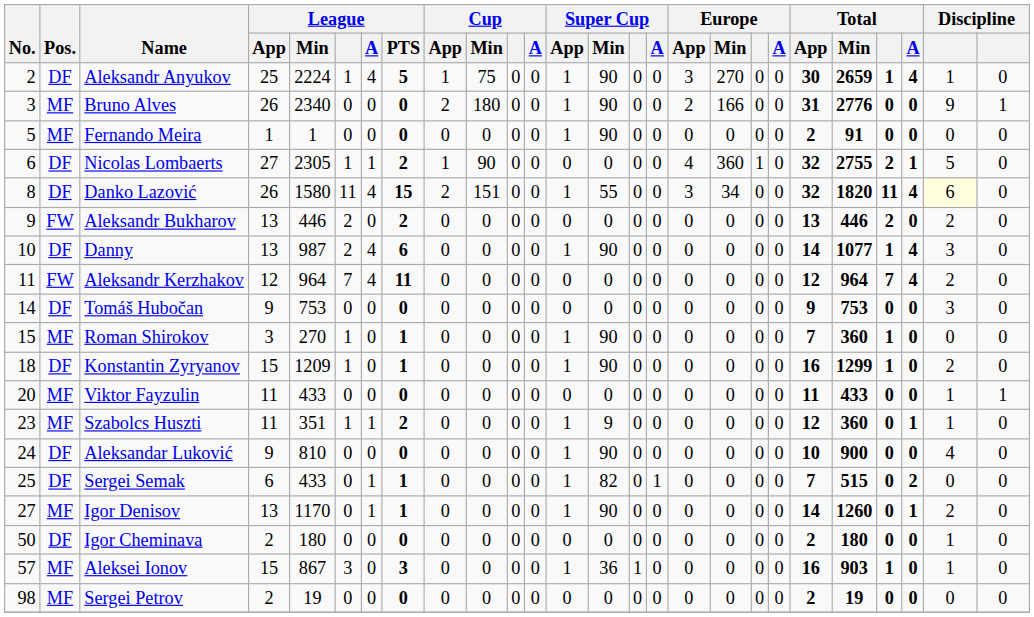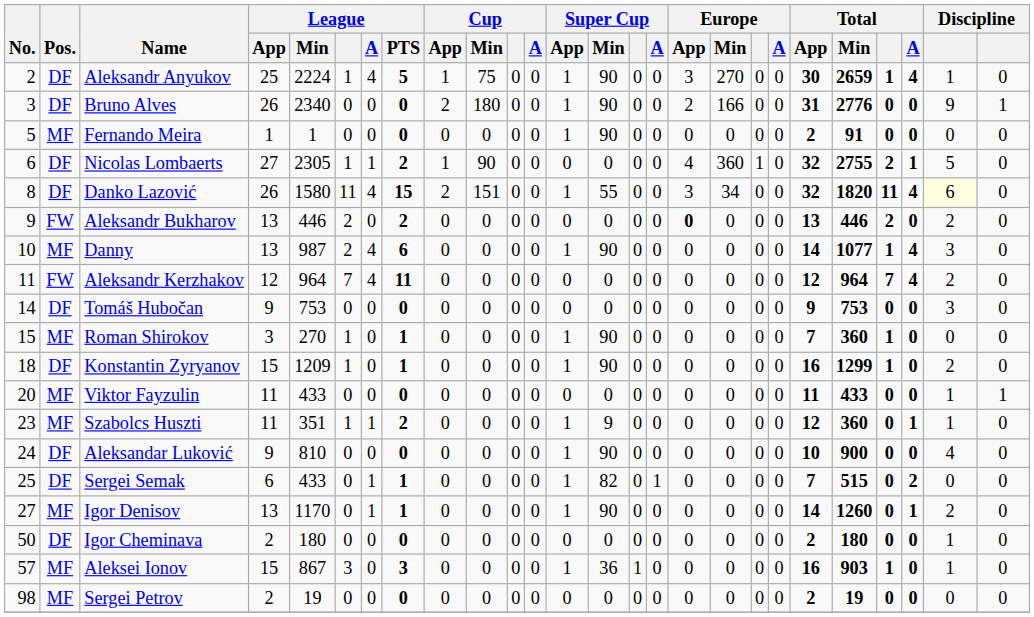(60, 105) MF -> (60, 105) DF
(689, 221) normal -> (689, 221) bold
(60, 250) DF -> (60, 250) MF
